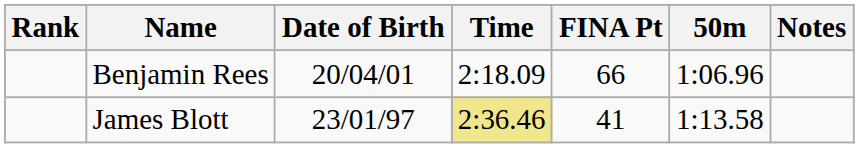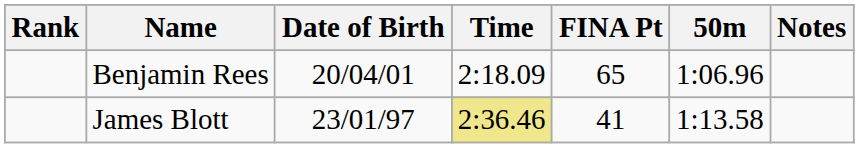(611, 73) 66 -> (611, 73) 65
